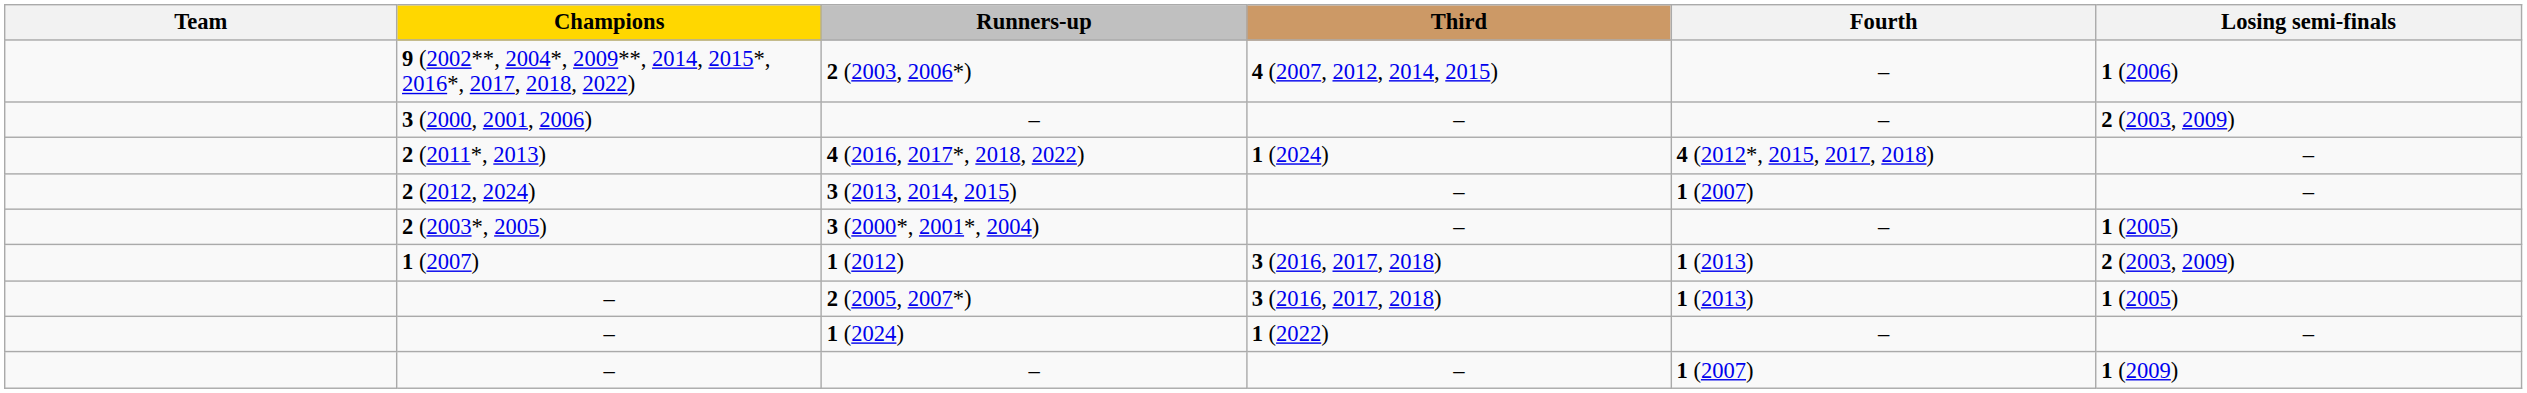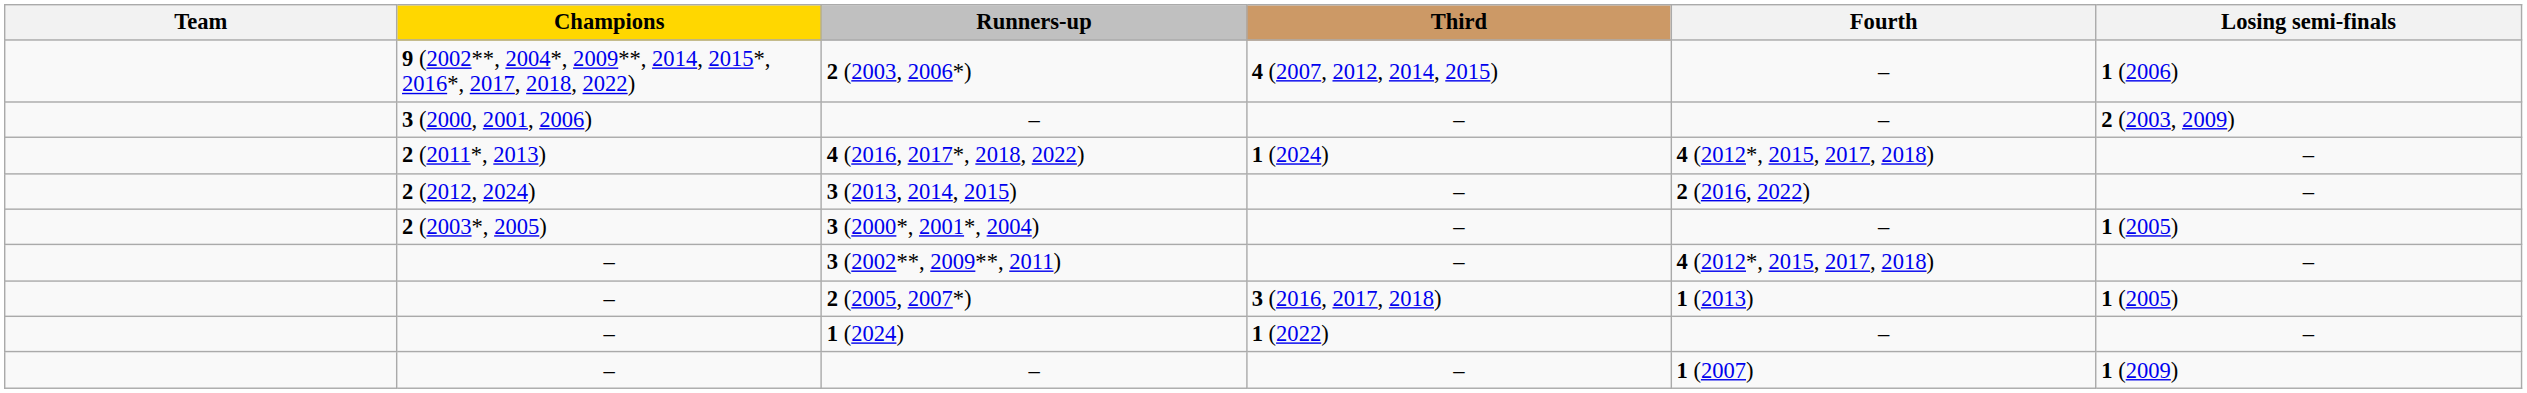(1715, 190) 1 (2007) -> (1743, 190) 2 (2016, 2022)
- row: (441, 262)
+ row: (609, 262)
